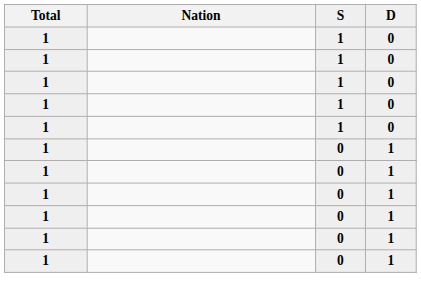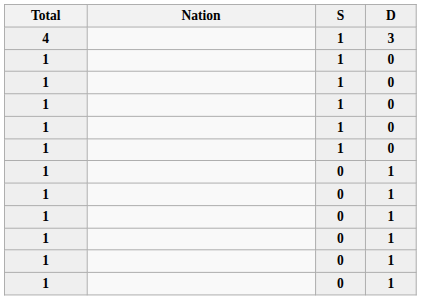+ row: (46, 38)
